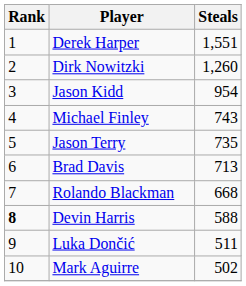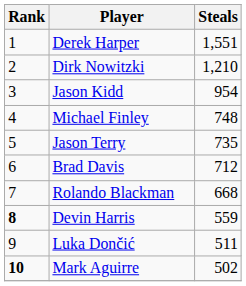(220, 67) 1,260 -> (220, 67) 1,210
(226, 117) 743 -> (226, 117) 748
(226, 167) 713 -> (226, 167) 712
(226, 218) 588 -> (226, 218) 559
(16, 268) normal -> (16, 268) bold
